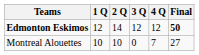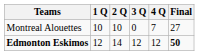rows swapped: (47, 27) <-> (44, 43)
